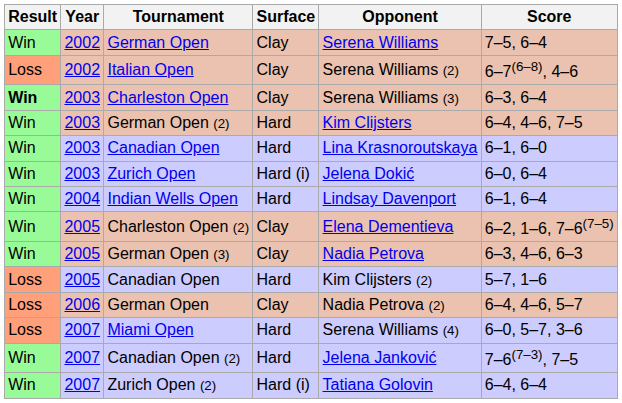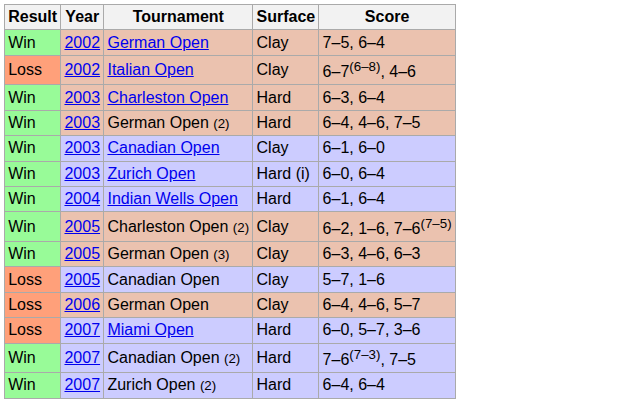- column: (400, 17)
(23, 97) bold -> (22, 97) normal
(273, 97) Clay -> (274, 97) Hard
(274, 148) Hard -> (273, 148) Clay
(274, 279) Hard -> (273, 279) Clay
(283, 385) Hard (i) -> (274, 385) Hard
